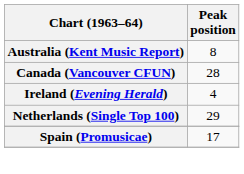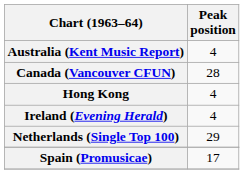(213, 51) 8 -> (213, 51) 4
+ row: (96, 94)
